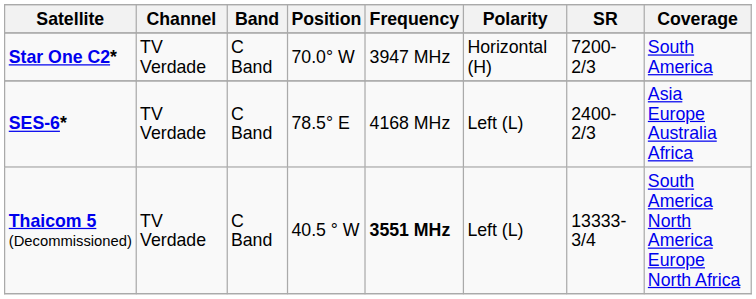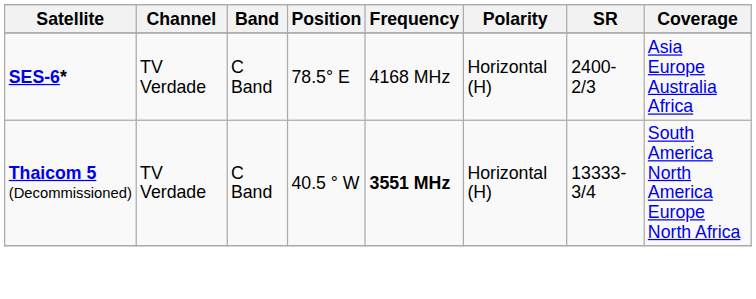- row: (63, 56)
(495, 124) Left (L) -> (507, 76) Horizontal (H)
(495, 230) Left (L) -> (507, 183) Horizontal (H)
